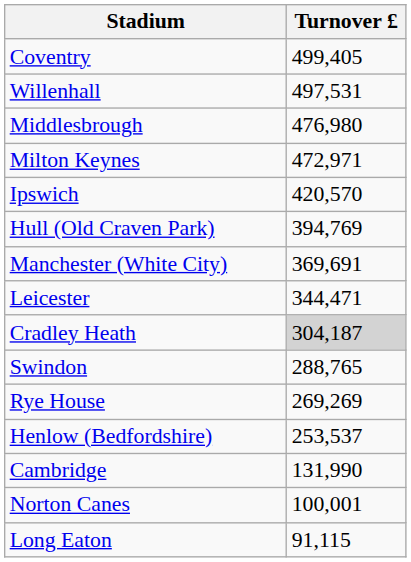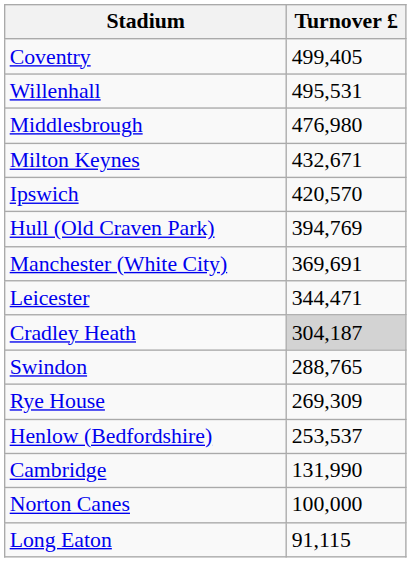(327, 90) 497,531 -> (327, 90) 495,531
(327, 159) 472,971 -> (327, 159) 432,671
(327, 401) 269,269 -> (327, 401) 269,309
(327, 504) 100,001 -> (327, 504) 100,000
